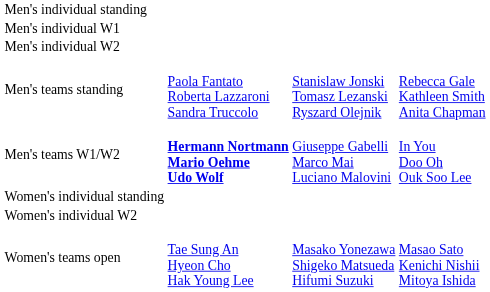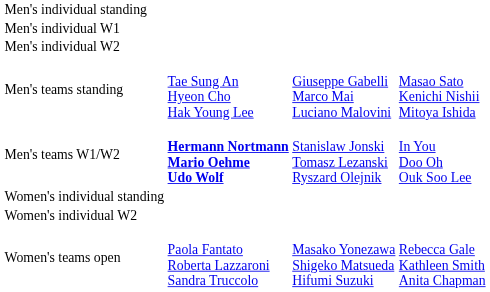(219, 97) Paola Fantato Roberta Lazzaroni Sandra Truccolo -> (211, 97) Tae Sung An Hyeon Cho Hak Young Lee
(340, 97) Stanislaw Jonski Tomasz Lezanski Ryszard Olejnik -> (342, 97) Giuseppe Gabelli Marco Mai Luciano Malovini
(442, 97) Rebecca Gale Kathleen Smith Anita Chapman -> (439, 97) Masao Sato Kenichi Nishii Mitoya Ishida
(342, 162) Giuseppe Gabelli Marco Mai Luciano Malovini -> (340, 162) Stanislaw Jonski Tomasz Lezanski Ryszard Olejnik
(211, 265) Tae Sung An Hyeon Cho Hak Young Lee -> (219, 265) Paola Fantato Roberta Lazzaroni Sandra Truccolo
(439, 265) Masao Sato Kenichi Nishii Mitoya Ishida -> (442, 265) Rebecca Gale Kathleen Smith Anita Chapman
